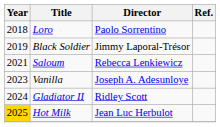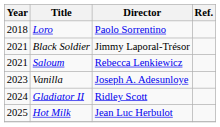(17, 46) 2019 -> (17, 46) 2021
(17, 113) gold background -> (17, 113) no background
